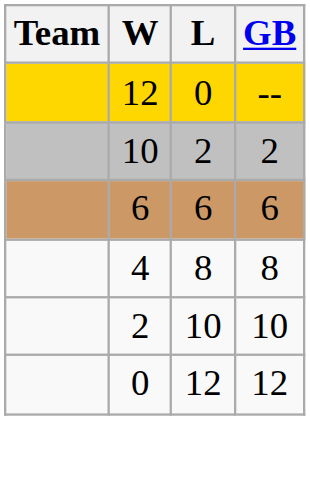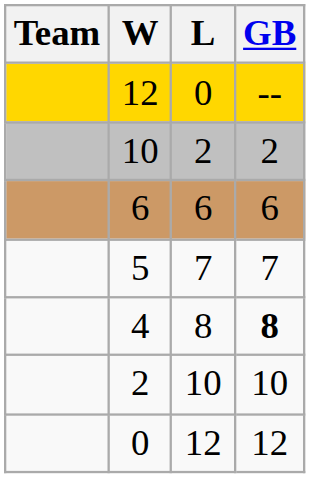+ row: (140, 267)
(270, 267) normal -> (270, 325) bold
